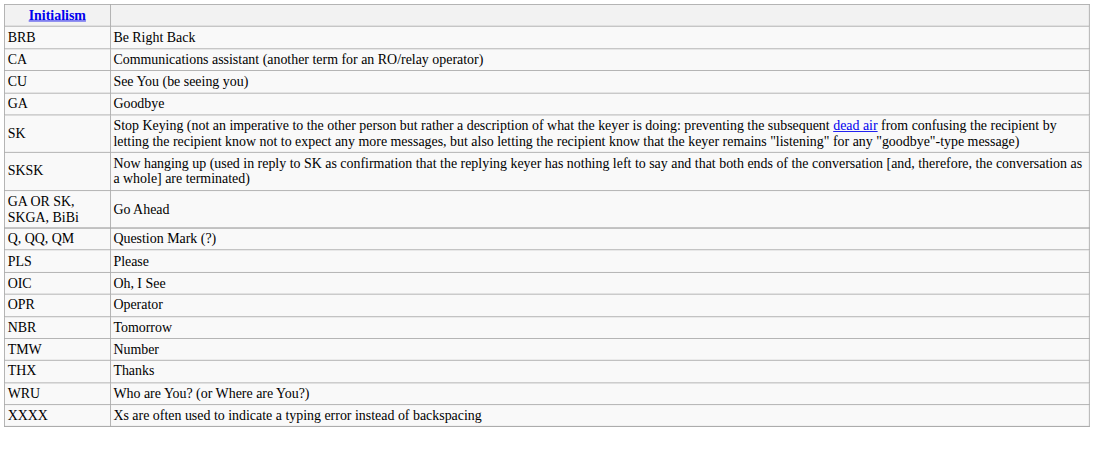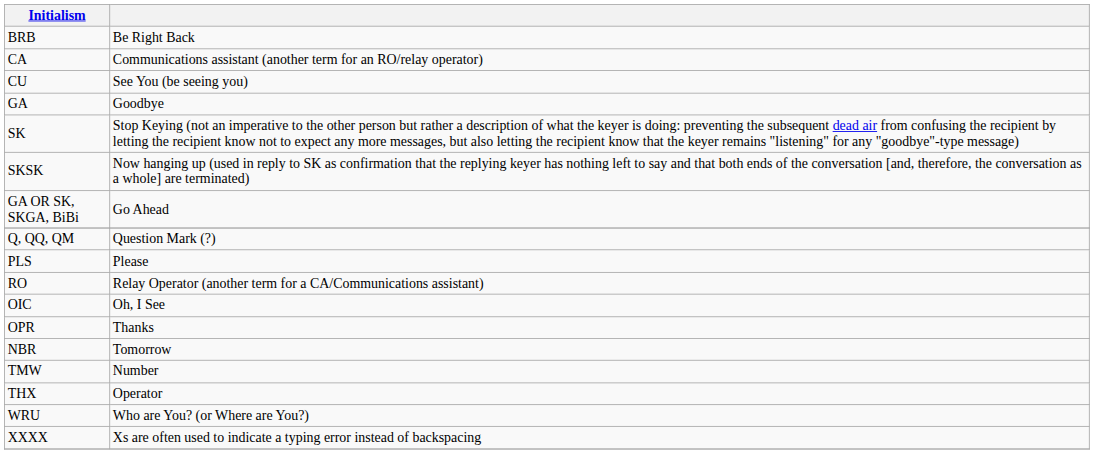+ row: (17, 283)
(138, 305) Operator -> (133, 327) Thanks
(134, 371) Thanks -> (138, 393) Operator
